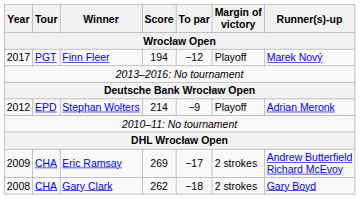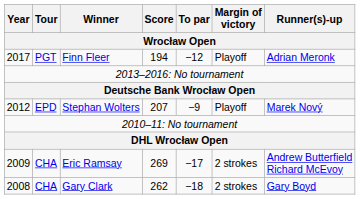(295, 58) Marek Nový -> (301, 58) Adrian Meronk
(159, 108) 214 -> (159, 108) 207
(301, 108) Adrian Meronk -> (295, 108) Marek Nový
